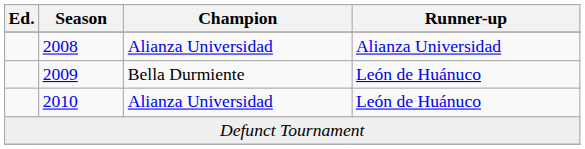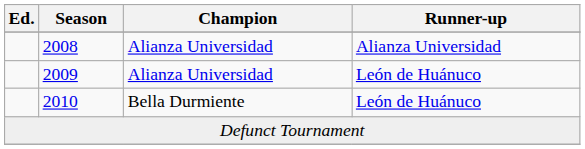(186, 74) Bella Durmiente -> (200, 74) Alianza Universidad
(200, 102) Alianza Universidad -> (186, 102) Bella Durmiente
